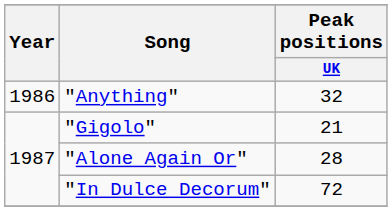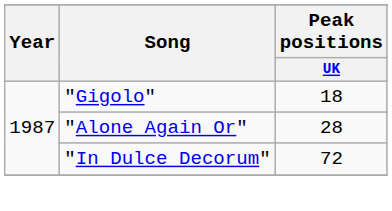- row: (122, 97)
(331, 128) 21 -> (331, 97) 18
